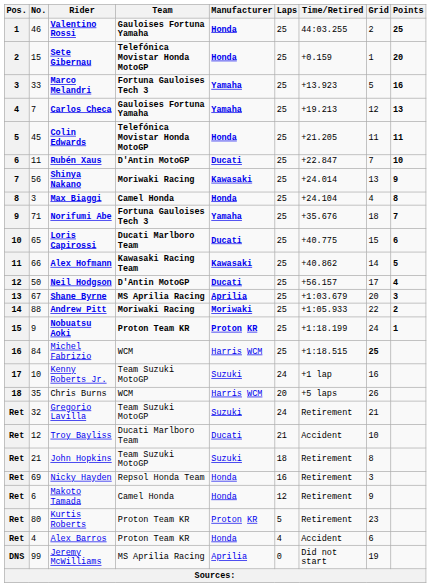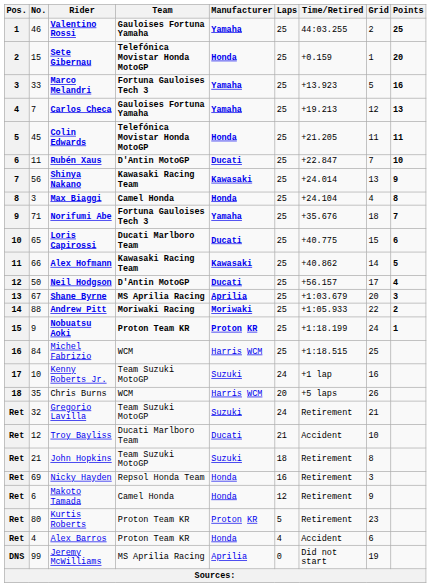(224, 30) Honda -> (227, 30) Yamaha
(156, 180) Moriwaki Racing -> (156, 180) Kawasaki Racing Team
(374, 352) bold -> (374, 352) normal
